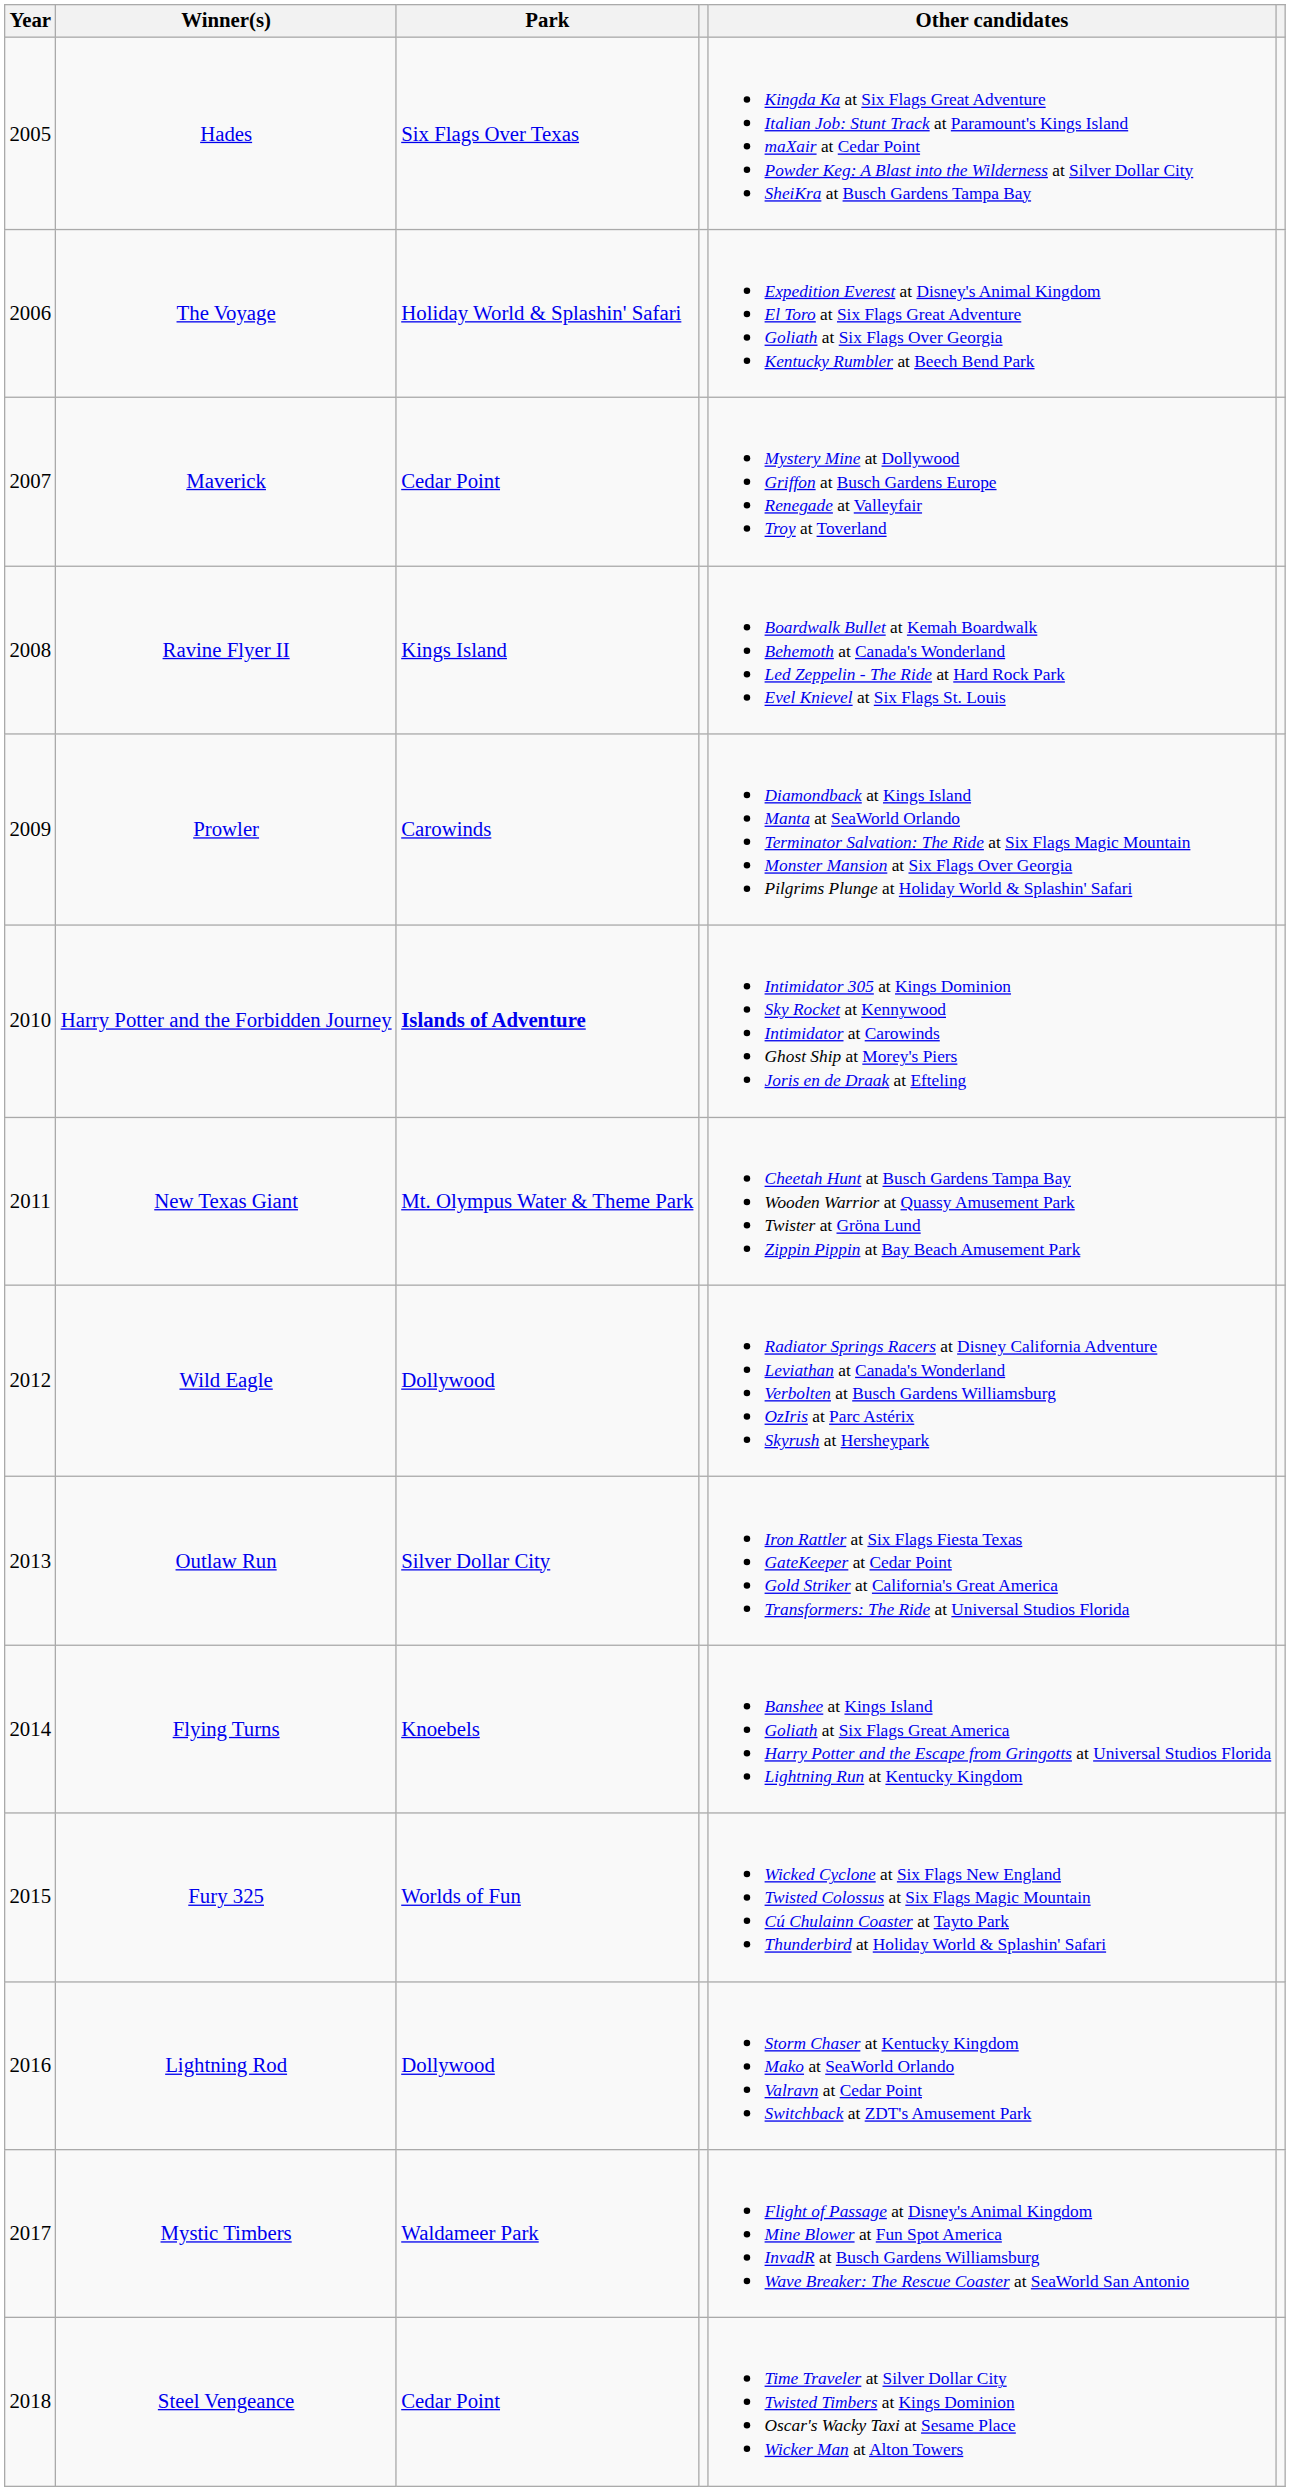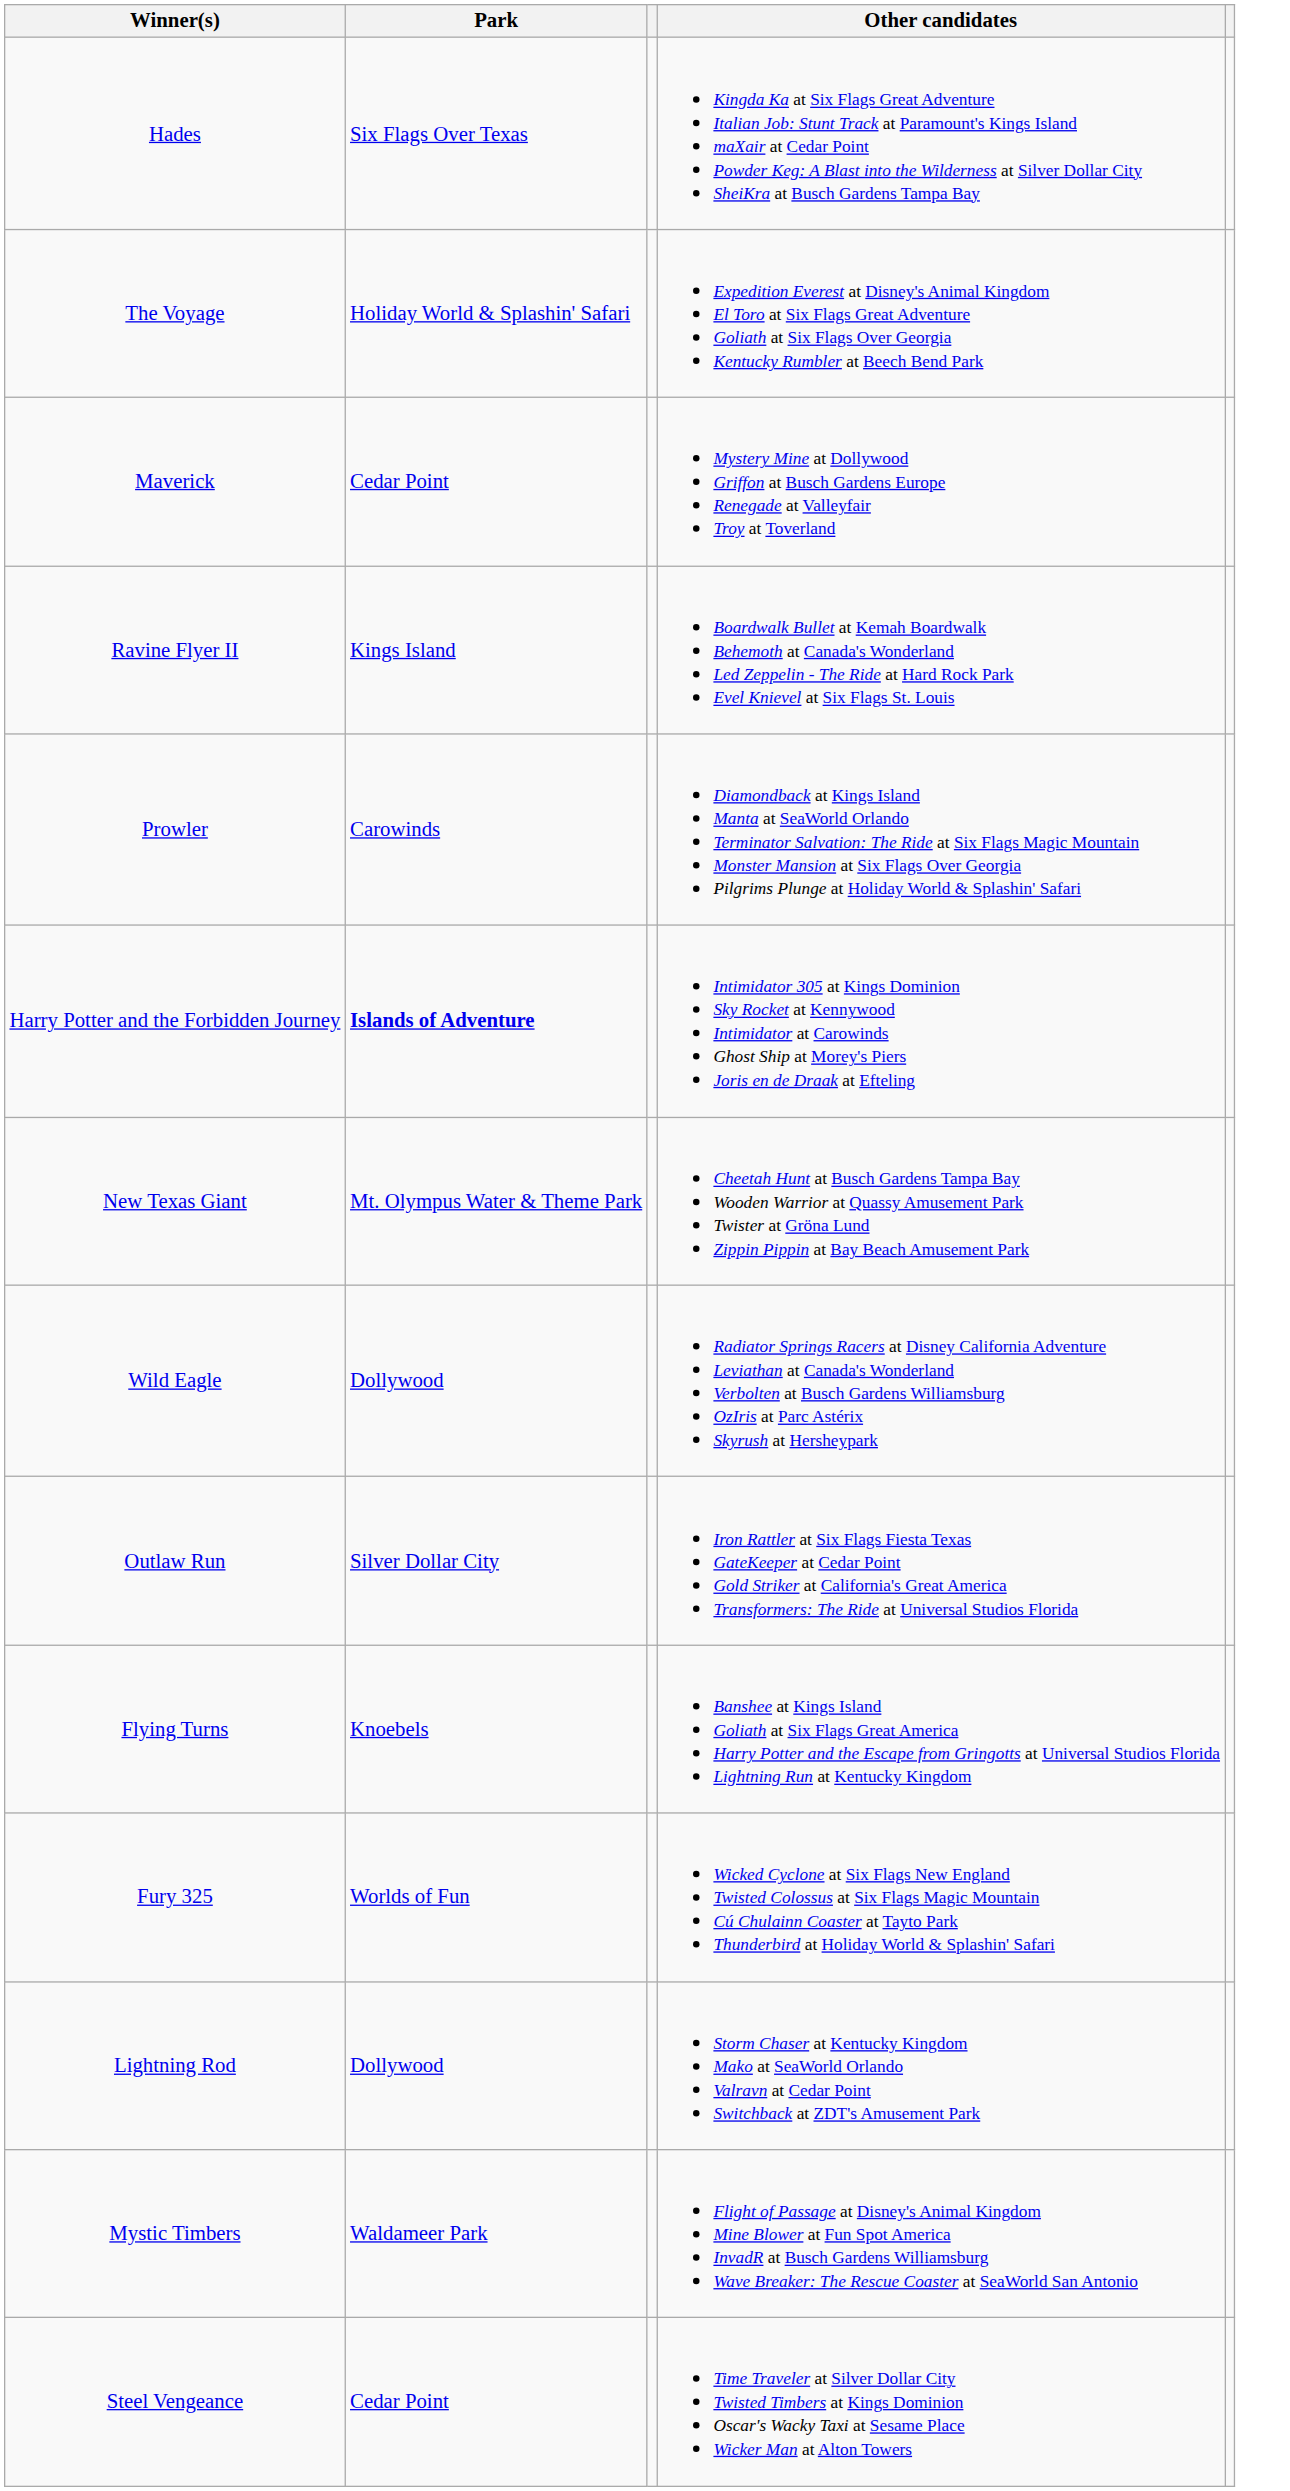- column: (30, 20)
